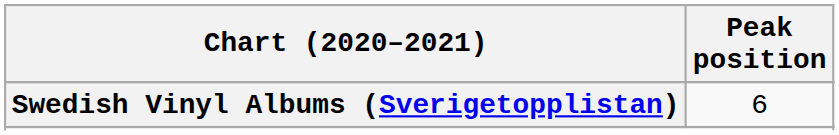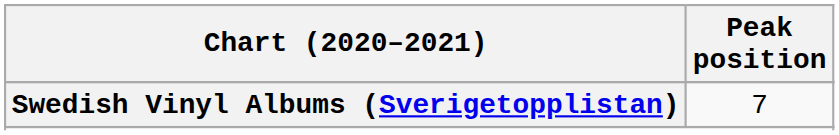(760, 105) 6 -> (760, 105) 7
